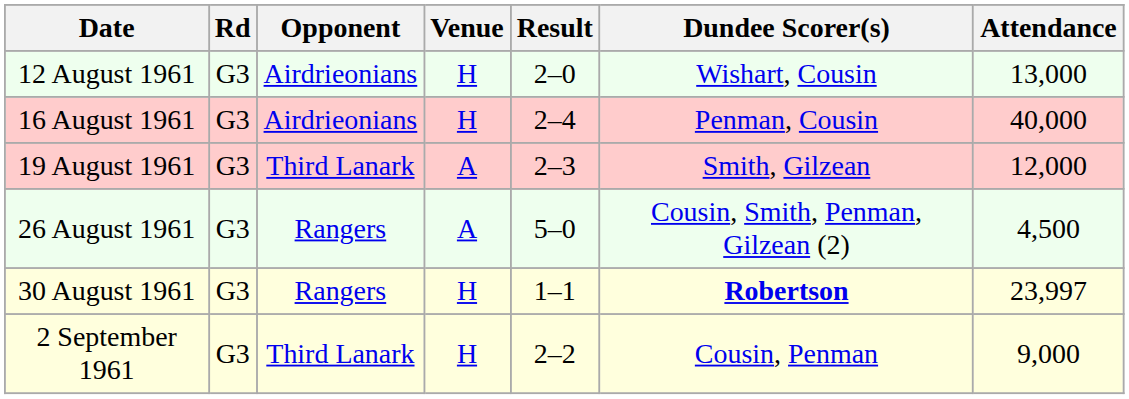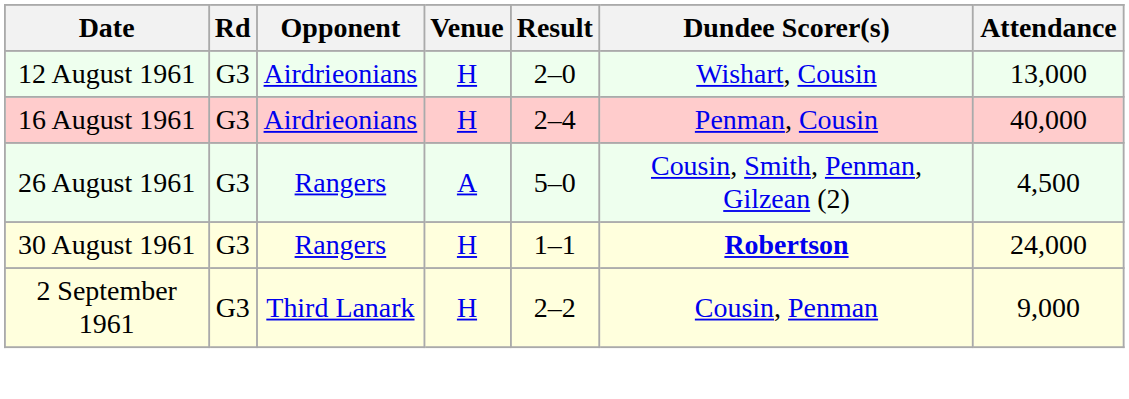- row: (107, 166)
(1048, 291) 23,997 -> (1048, 245) 24,000
